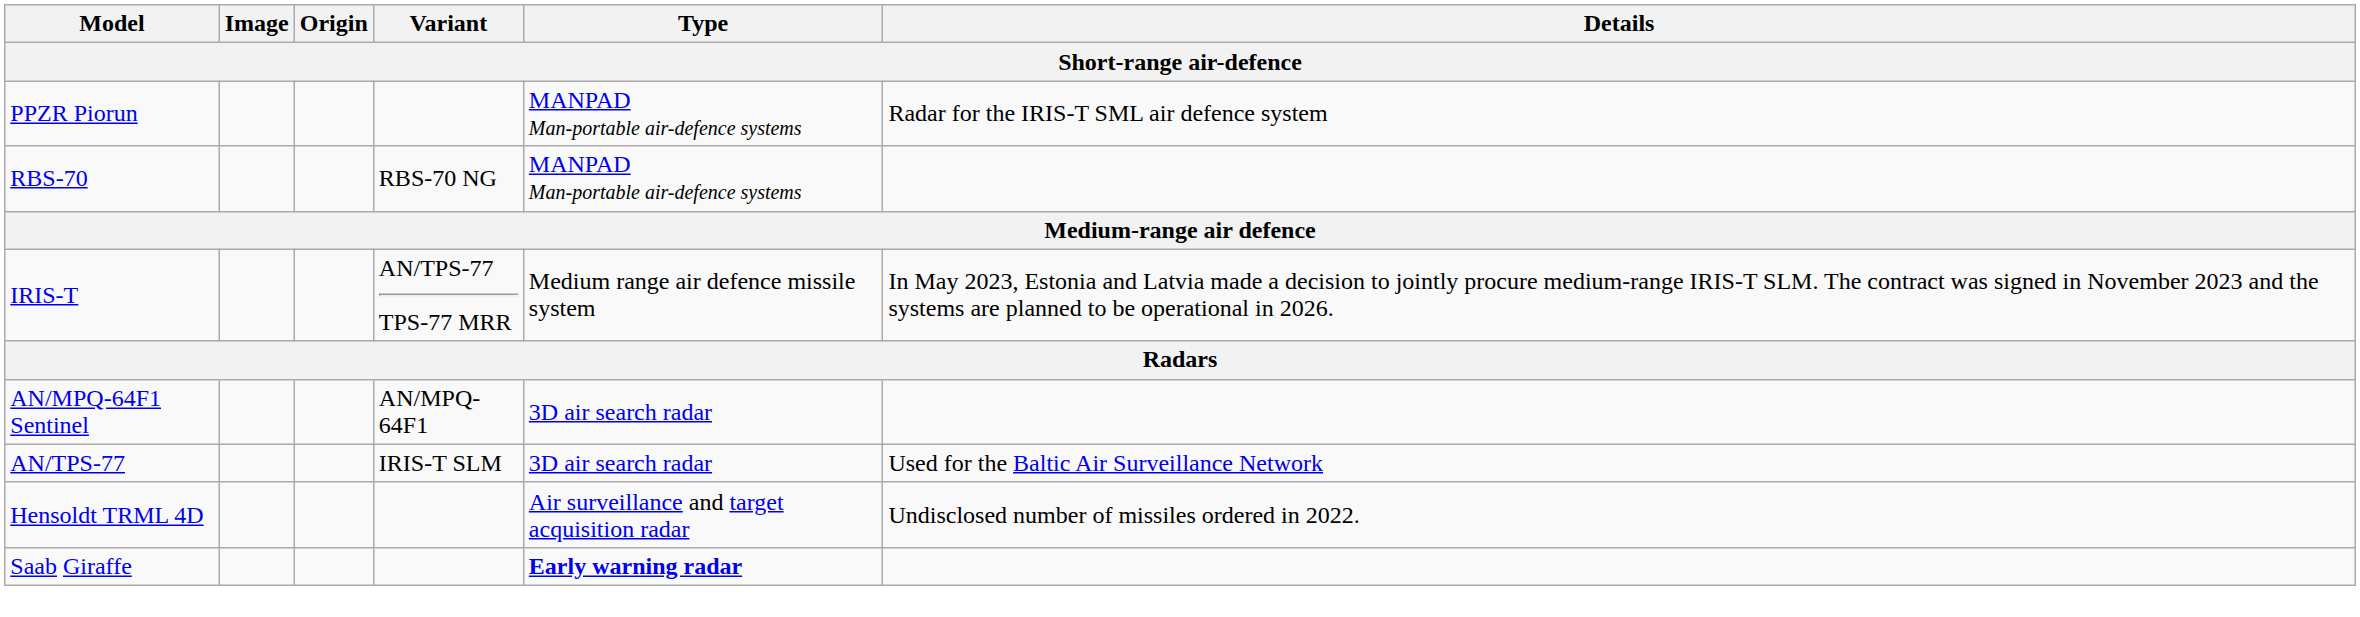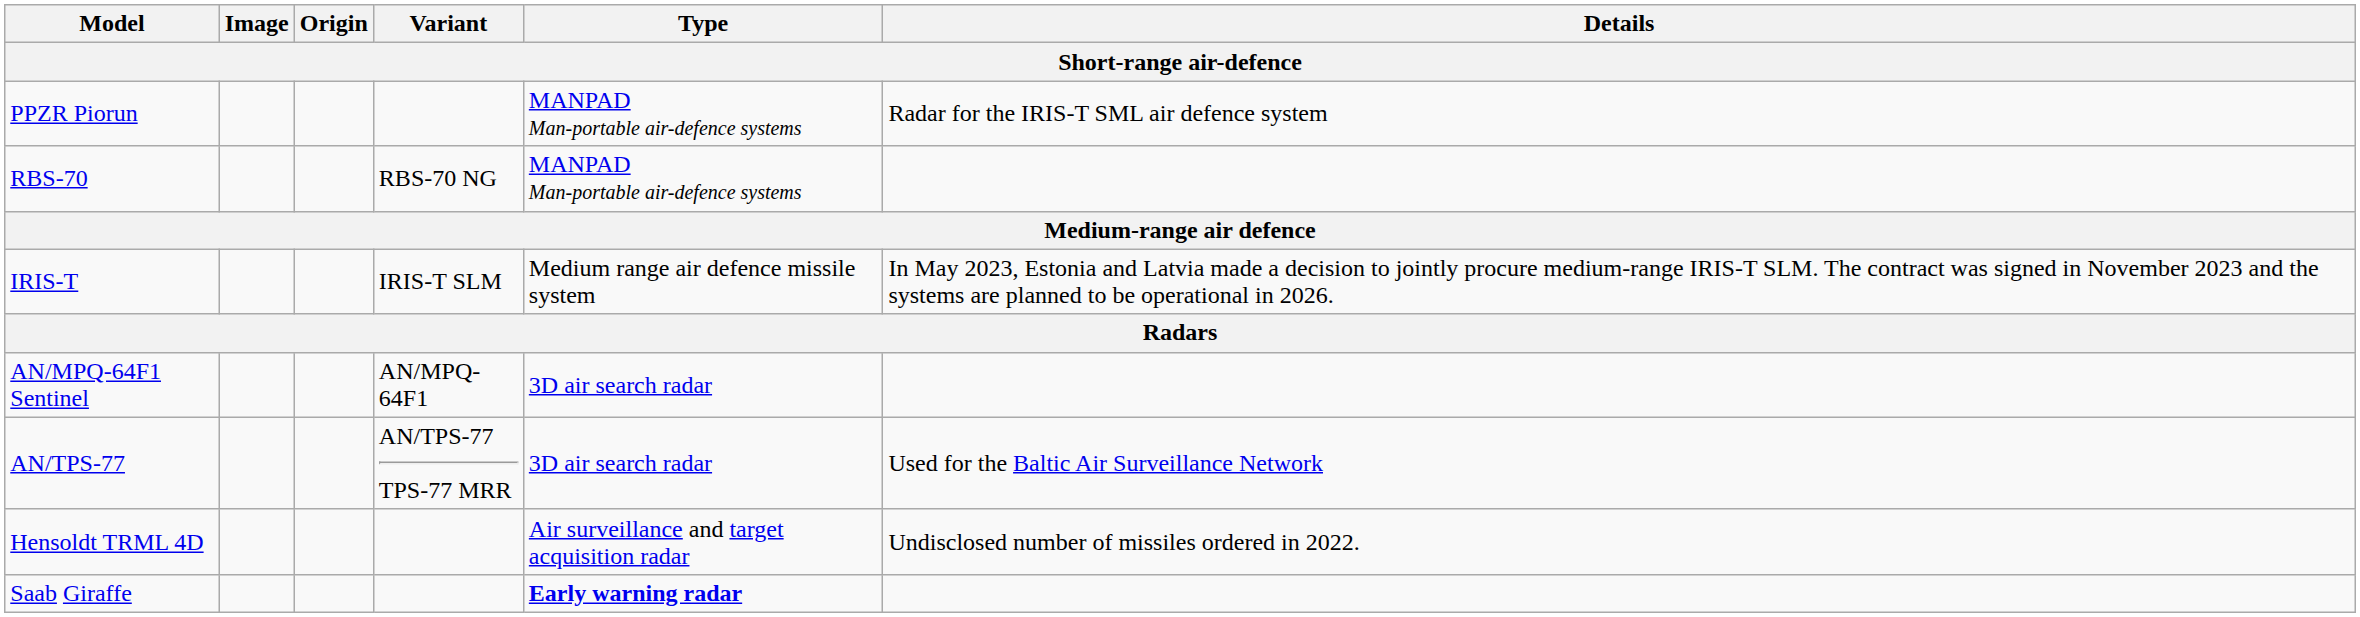(448, 294) AN/TPS-77 TPS-77 MRR -> (440, 281) IRIS-T SLM
(440, 463) IRIS-T SLM -> (448, 463) AN/TPS-77 TPS-77 MRR
